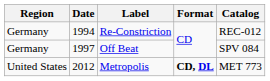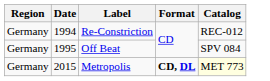(83, 48) 1997 -> (65, 48) 1995
(37, 66) United States -> (28, 66) Germany
(83, 66) 2012 -> (65, 66) 2015
(240, 66) no background -> (222, 66) lightyellow background
